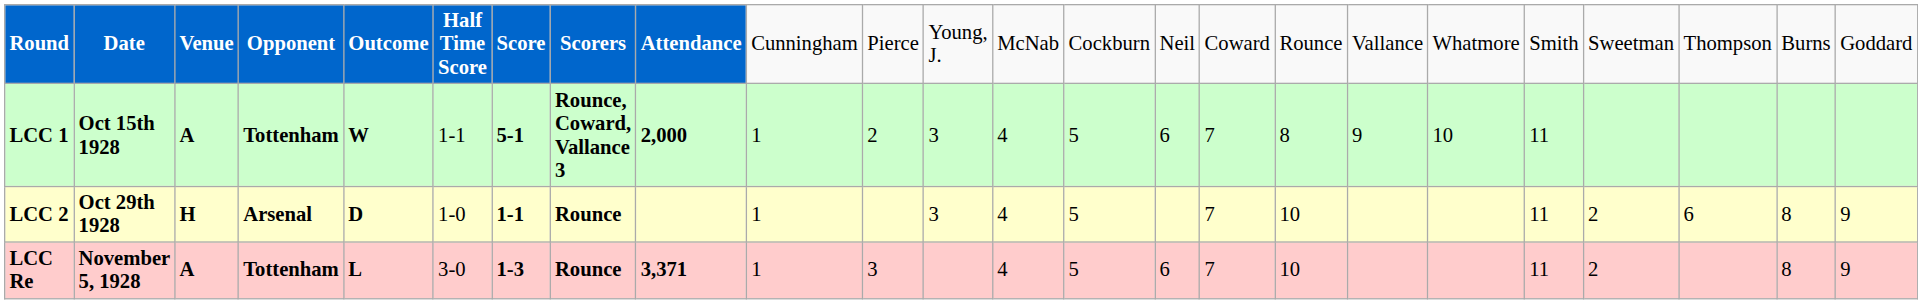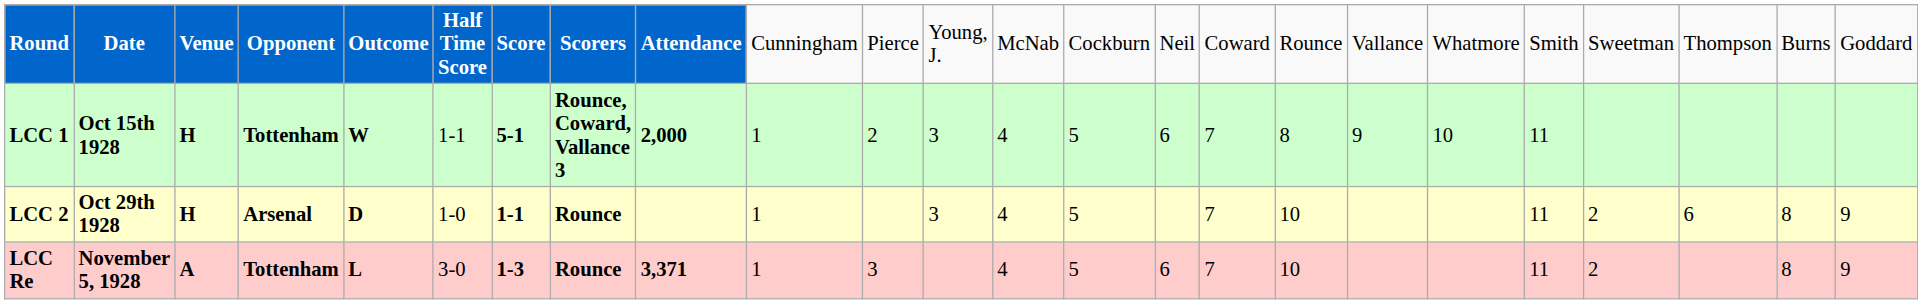(187, 134) A -> (187, 134) H
